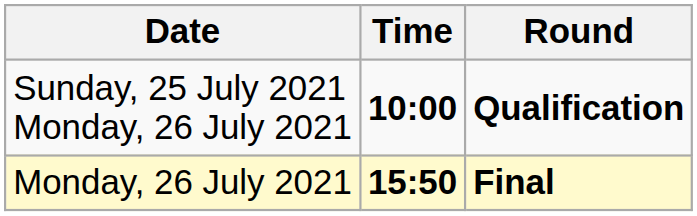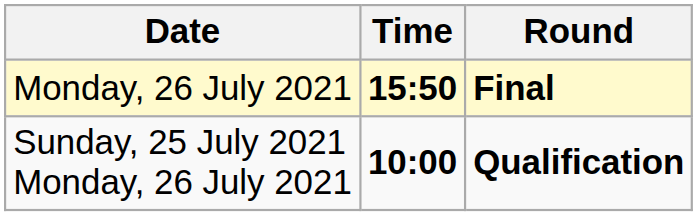rows swapped: (182, 107) <-> (182, 182)
